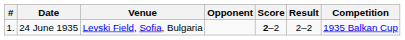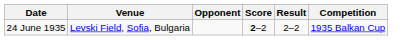- column: (11, 12)
